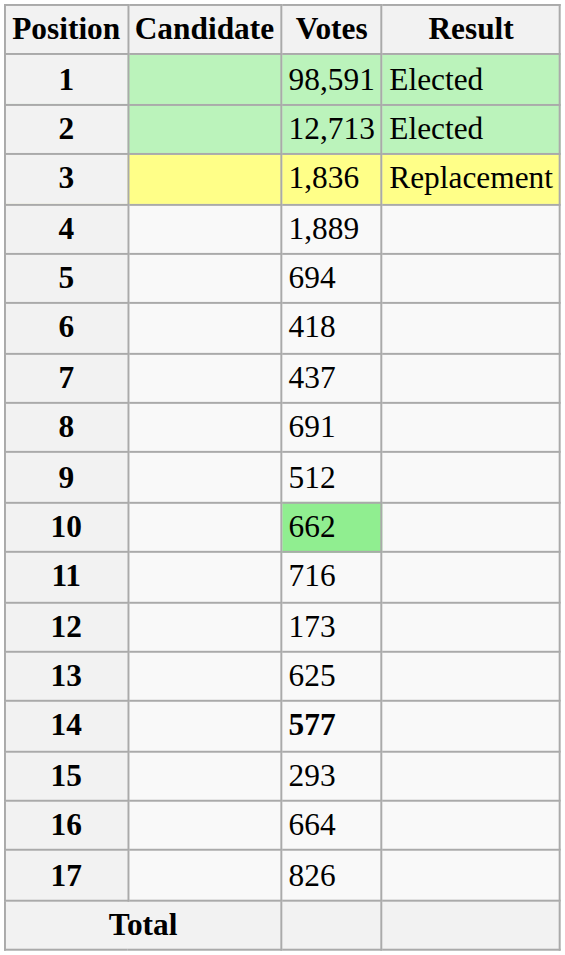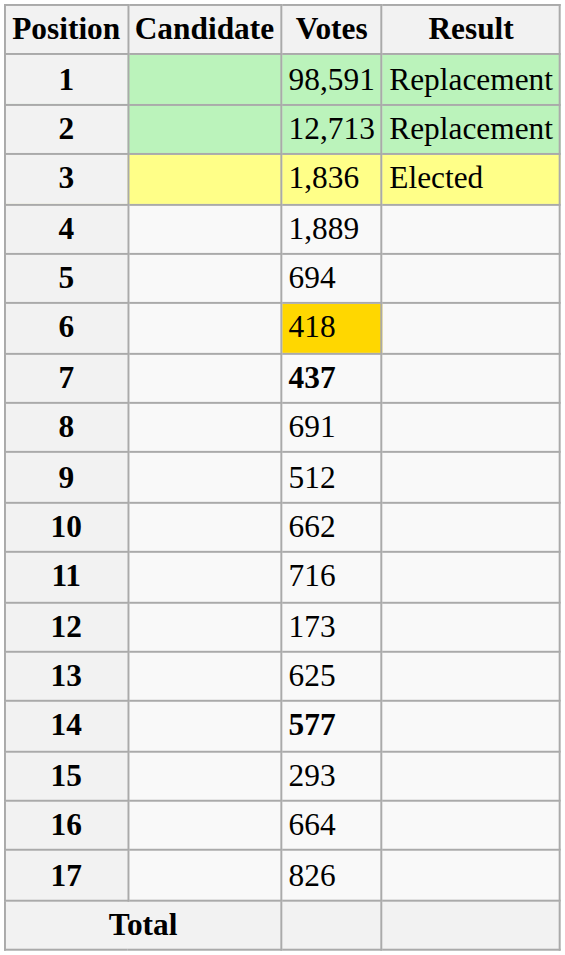(436, 79) Elected -> (471, 79) Replacement
(436, 128) Elected -> (471, 128) Replacement
(471, 178) Replacement -> (436, 178) Elected
(312, 327) no background -> (312, 327) gold background
(312, 377) normal -> (312, 377) bold
(312, 526) lightgreen background -> (312, 526) no background
